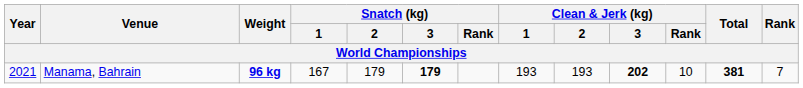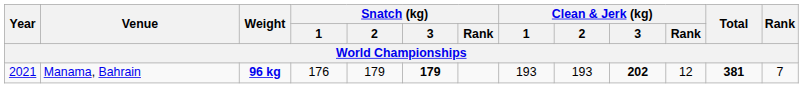(319, 72) 167 -> (319, 72) 176
(686, 72) 10 -> (686, 72) 12
